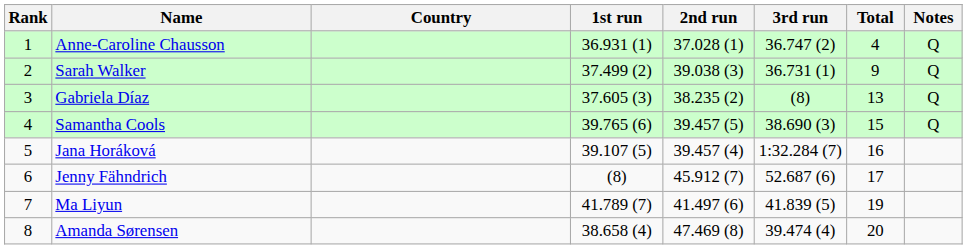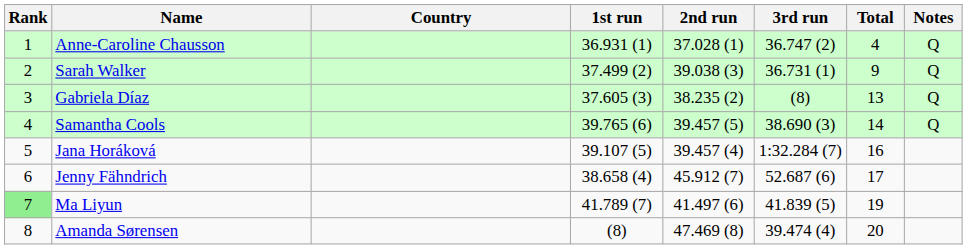(875, 124) 15 -> (875, 124) 14
(617, 177) (8) -> (617, 177) 38.658 (4)
(28, 204) no background -> (28, 204) lightgreen background
(617, 230) 38.658 (4) -> (617, 230) (8)
